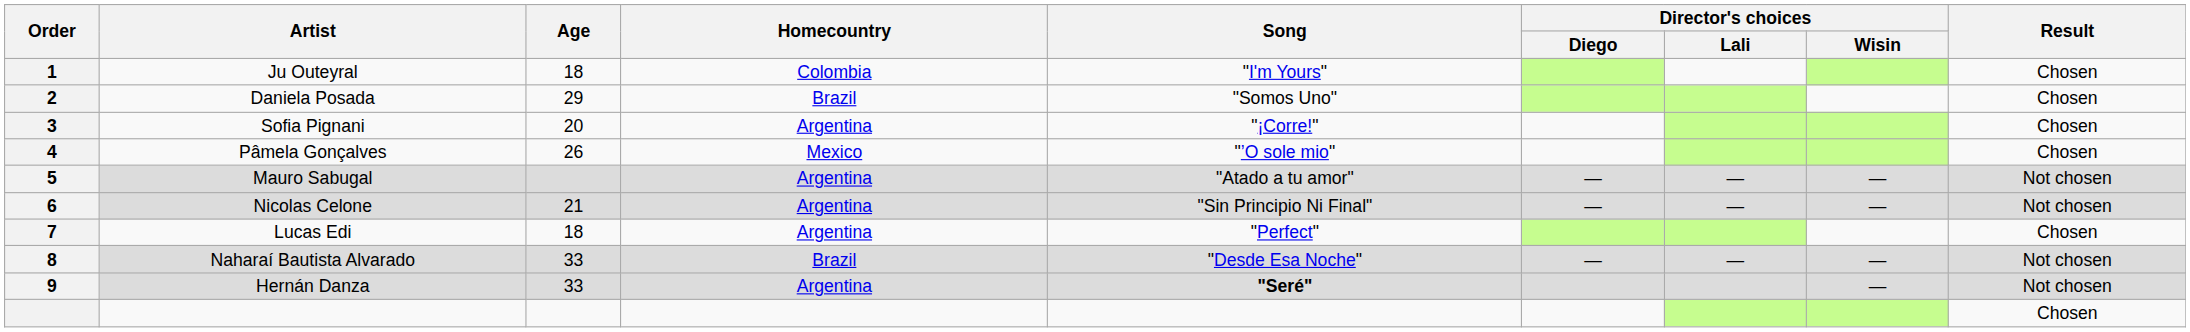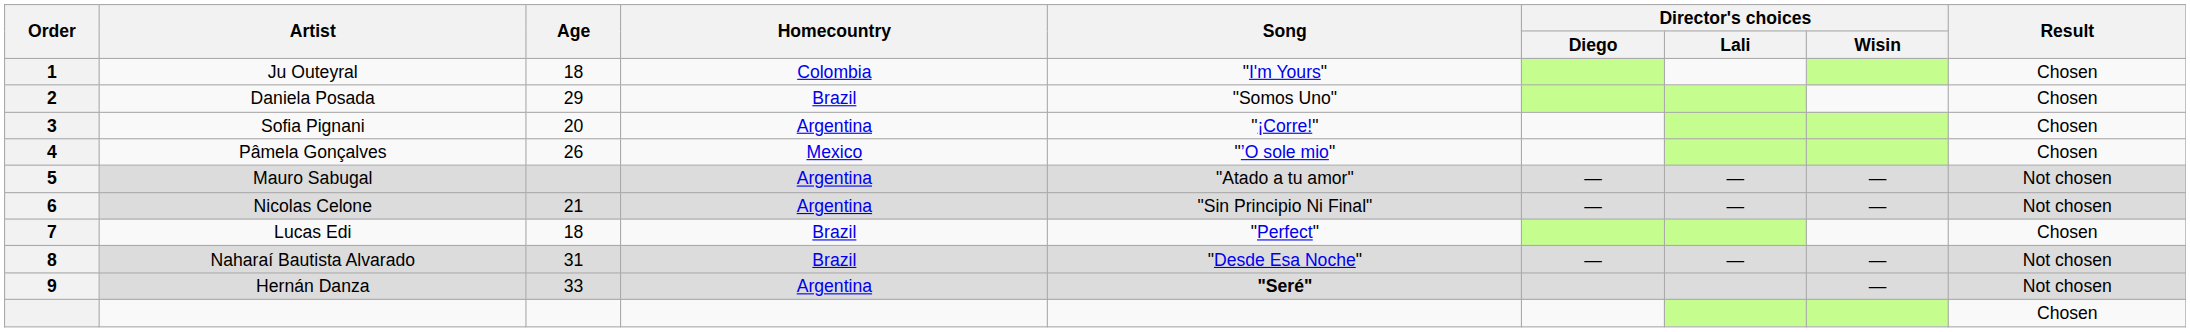(834, 232) Argentina -> (834, 232) Brazil
(574, 259) 33 -> (574, 259) 31
